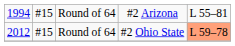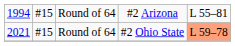(19, 31) 2012 -> (19, 31) 2021
